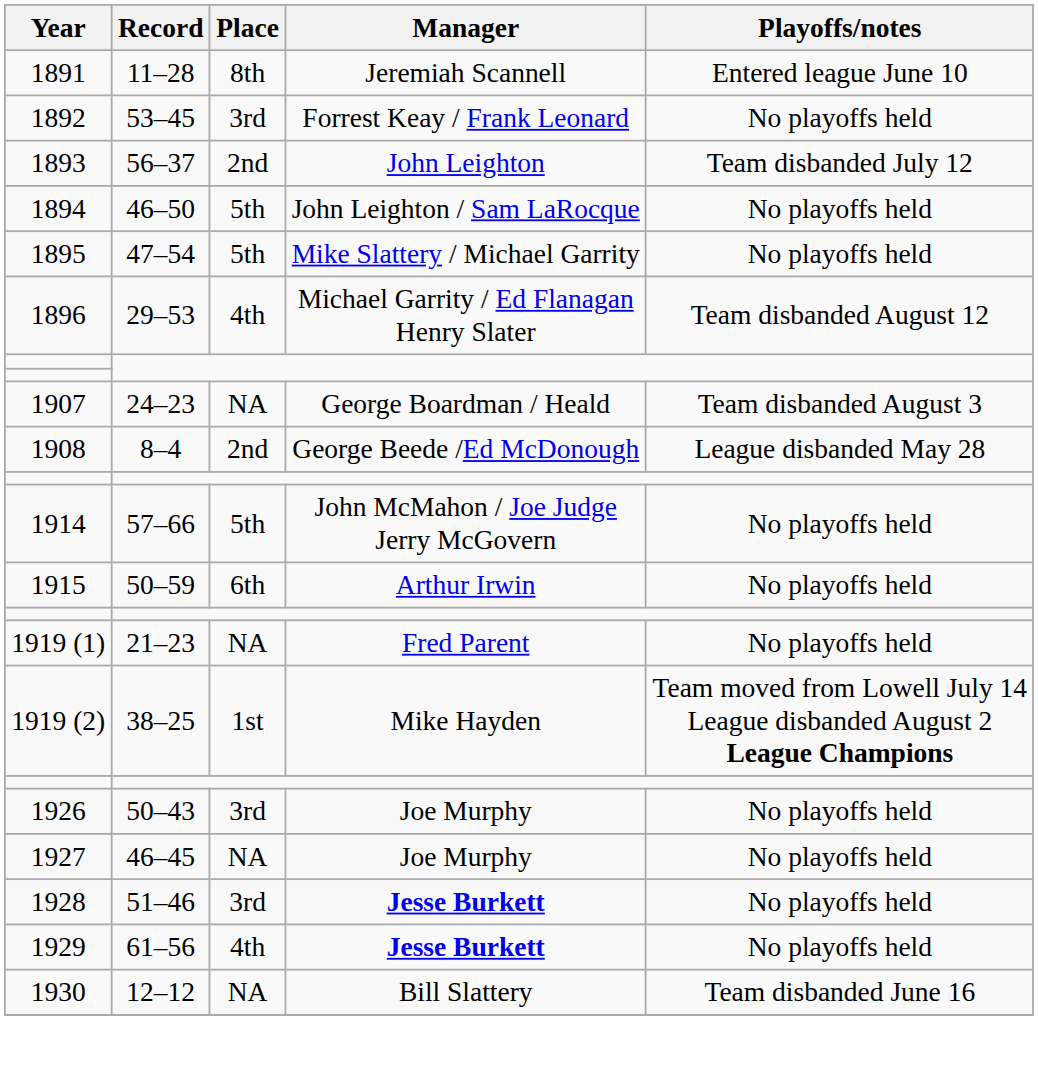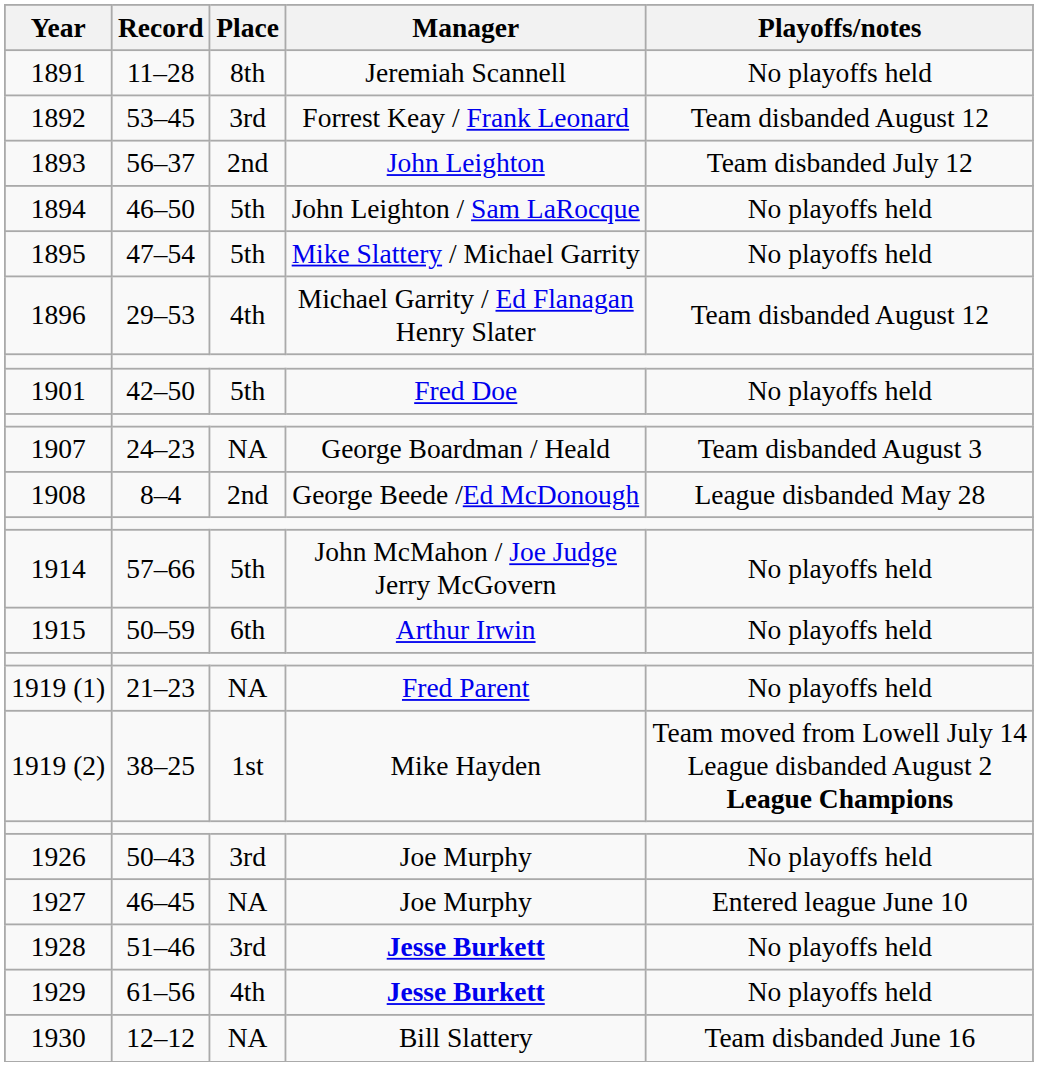(840, 72) Entered league June 10 -> (840, 72) No playoffs held
(840, 118) No playoffs held -> (840, 118) Team disbanded August 12
+ row: (58, 390)
(840, 856) No playoffs held -> (840, 902) Entered league June 10
